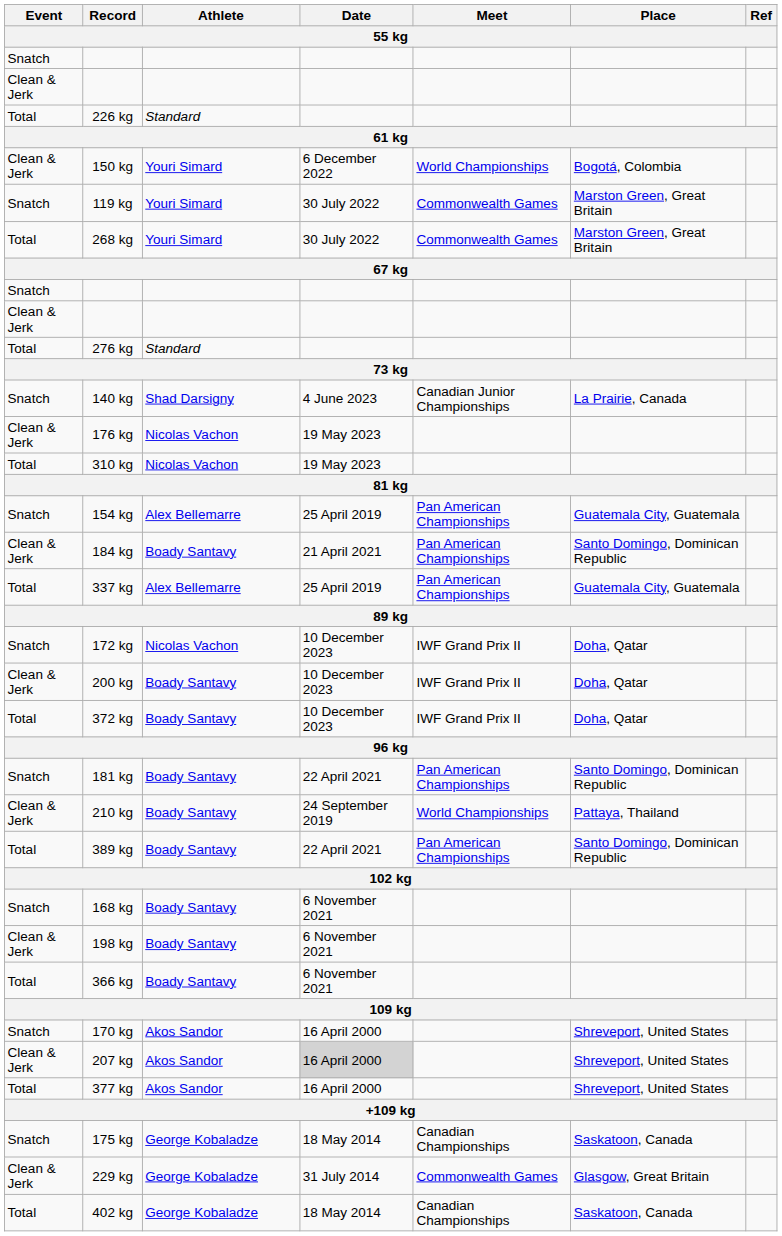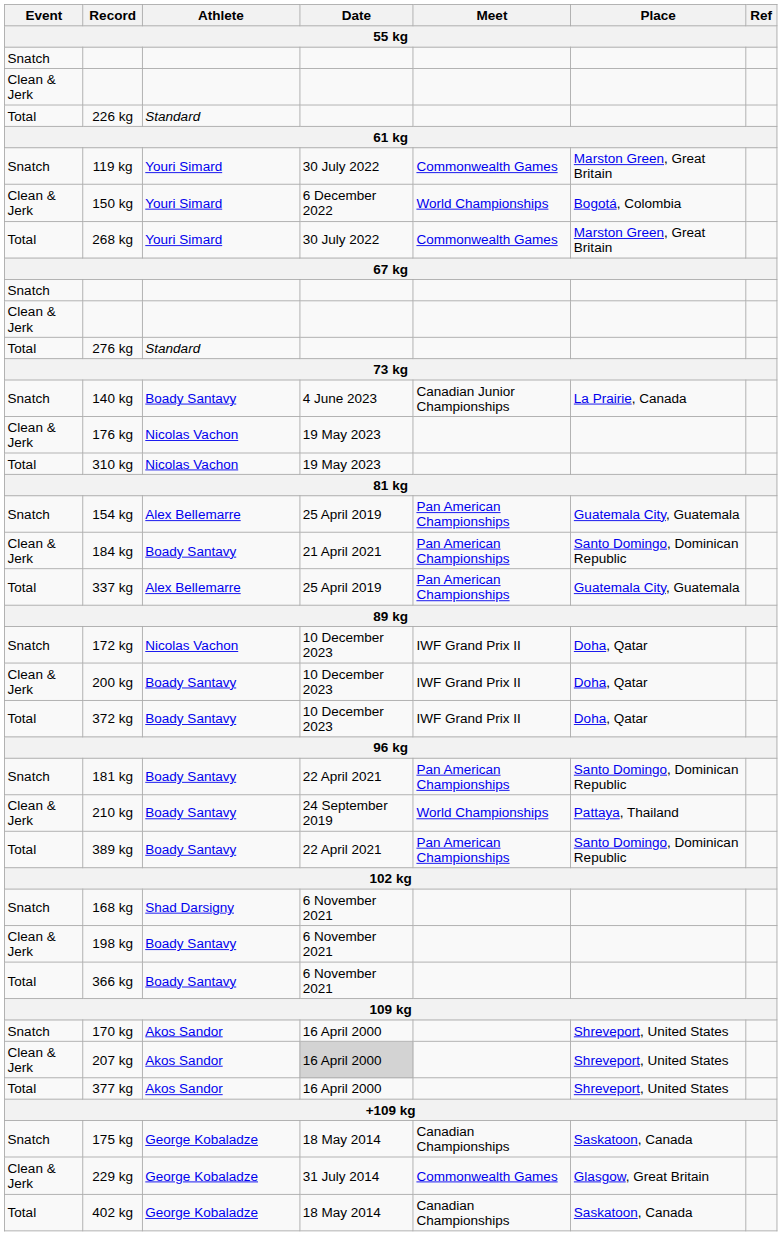rows swapped: (29, 203) <-> (32, 167)
(190, 398) Shad Darsigny -> (191, 398) Boady Santavy
(191, 907) Boady Santavy -> (190, 907) Shad Darsigny
